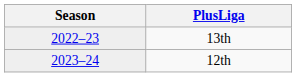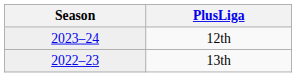rows swapped: (219, 38) <-> (219, 61)
